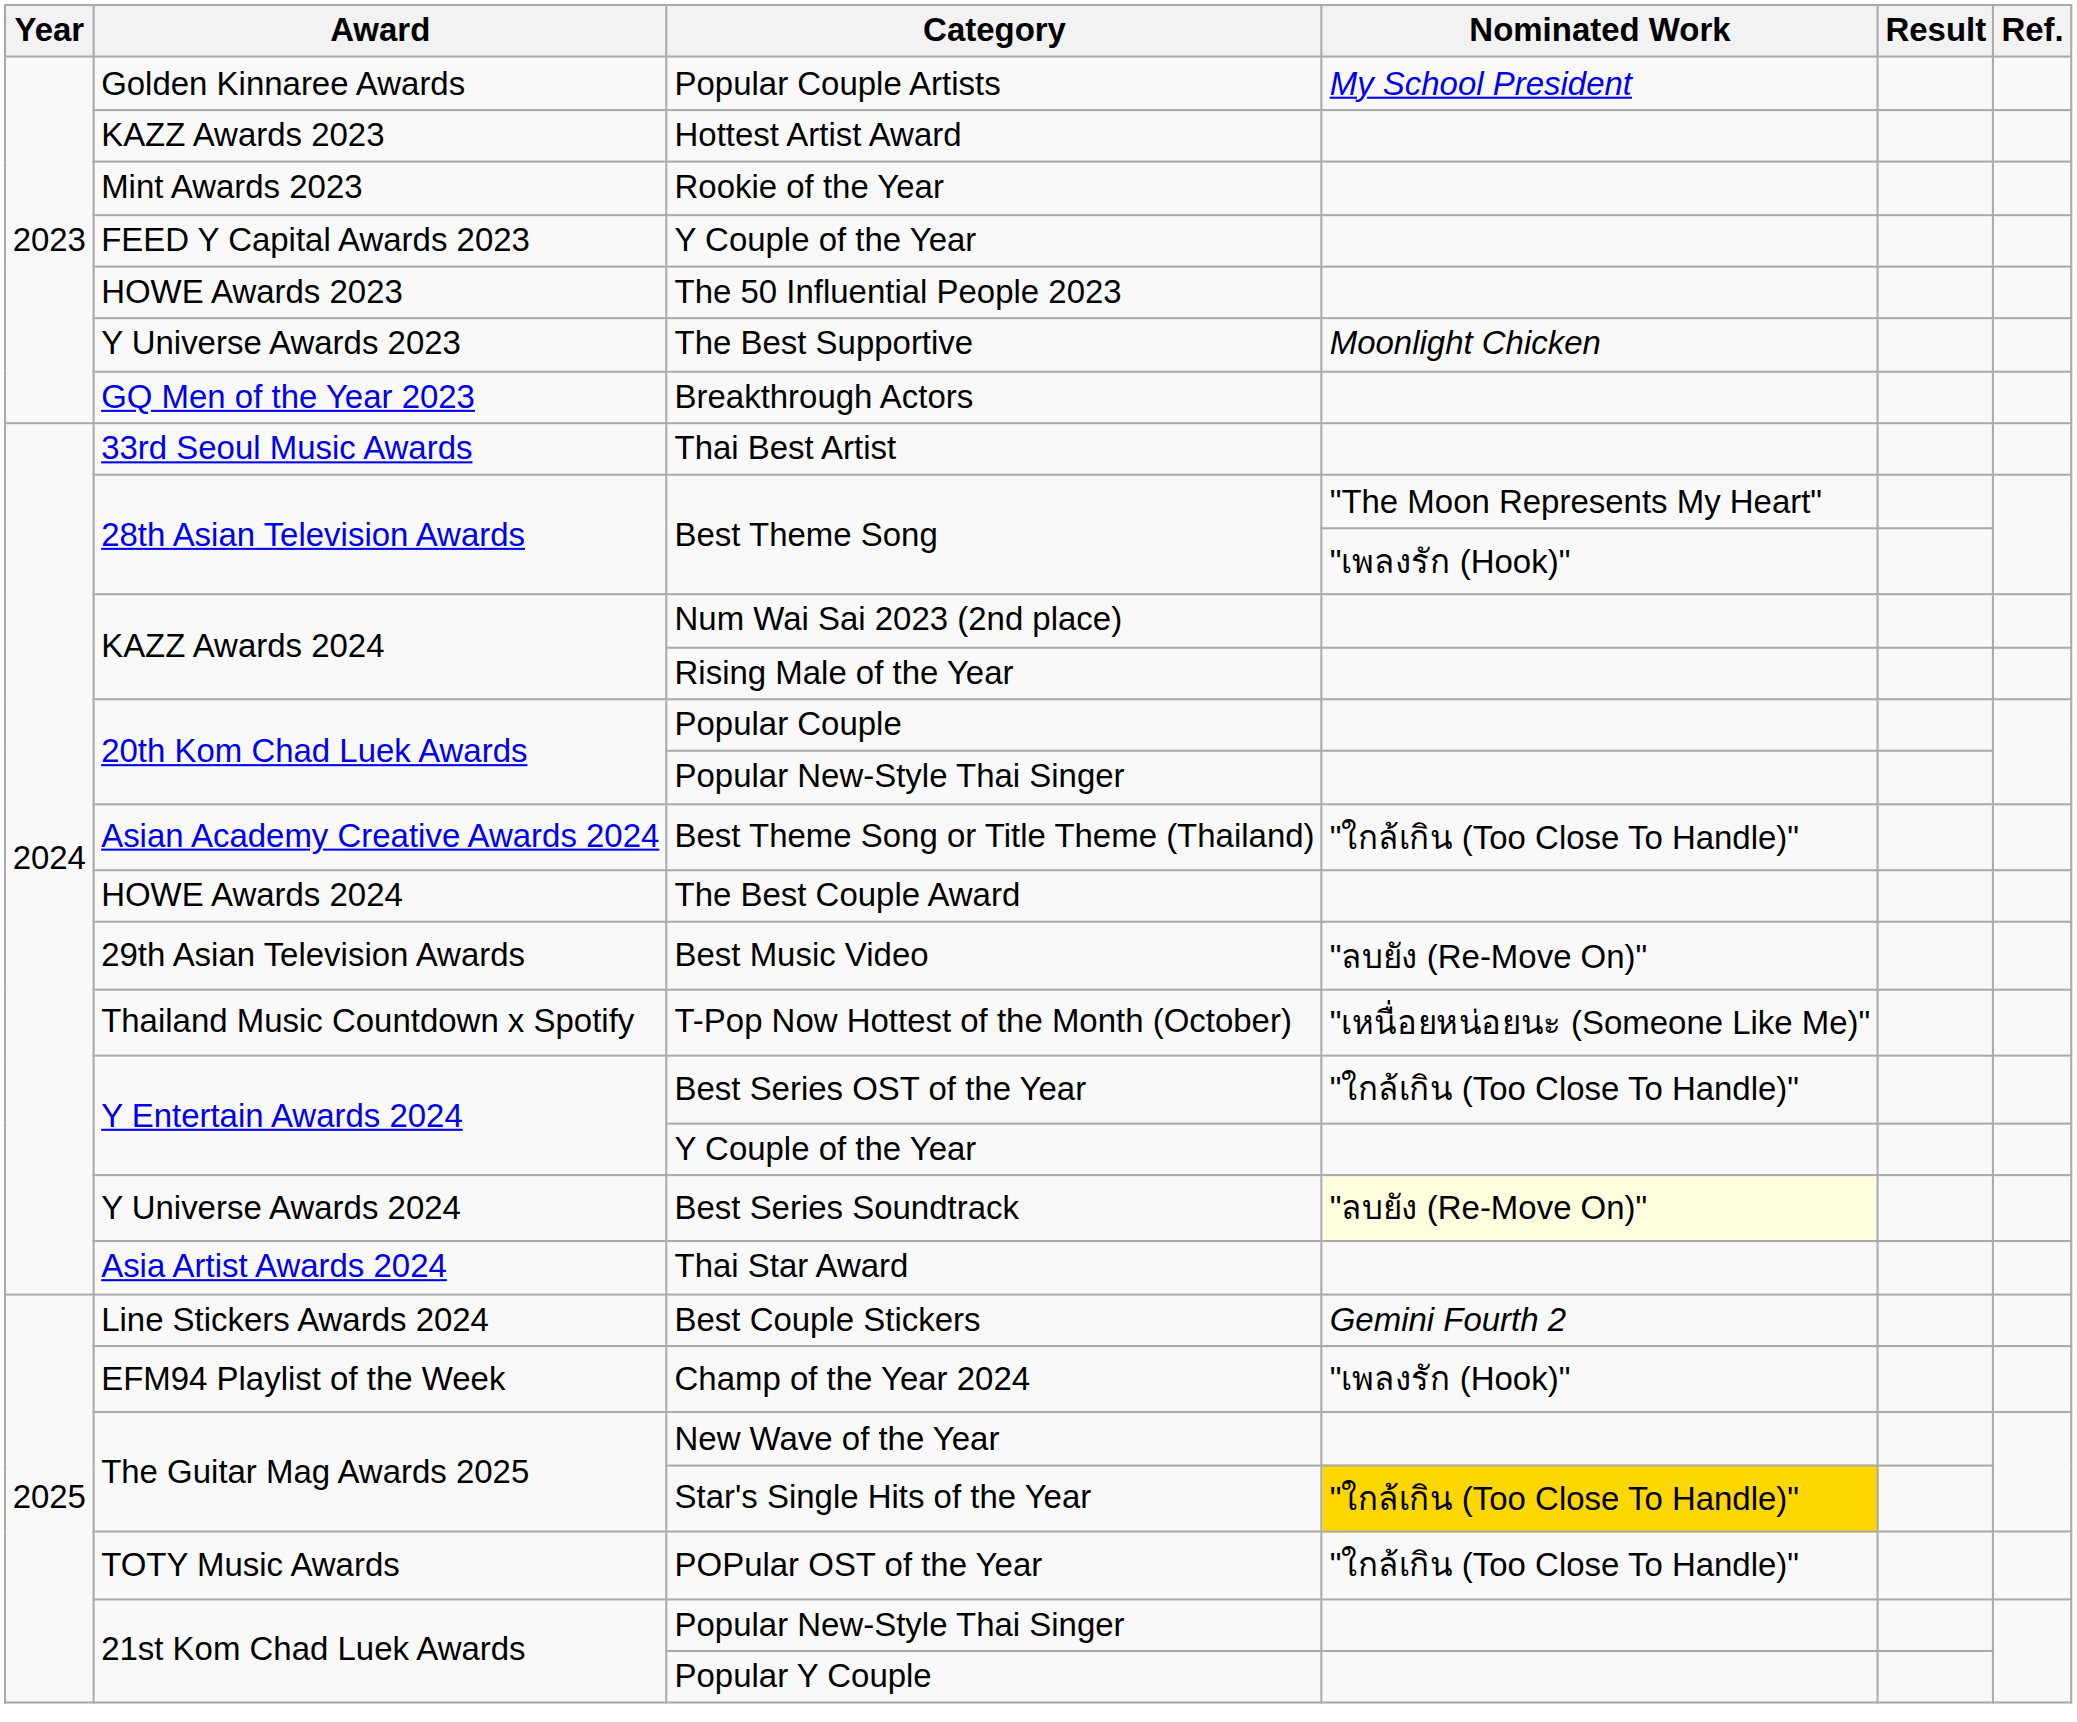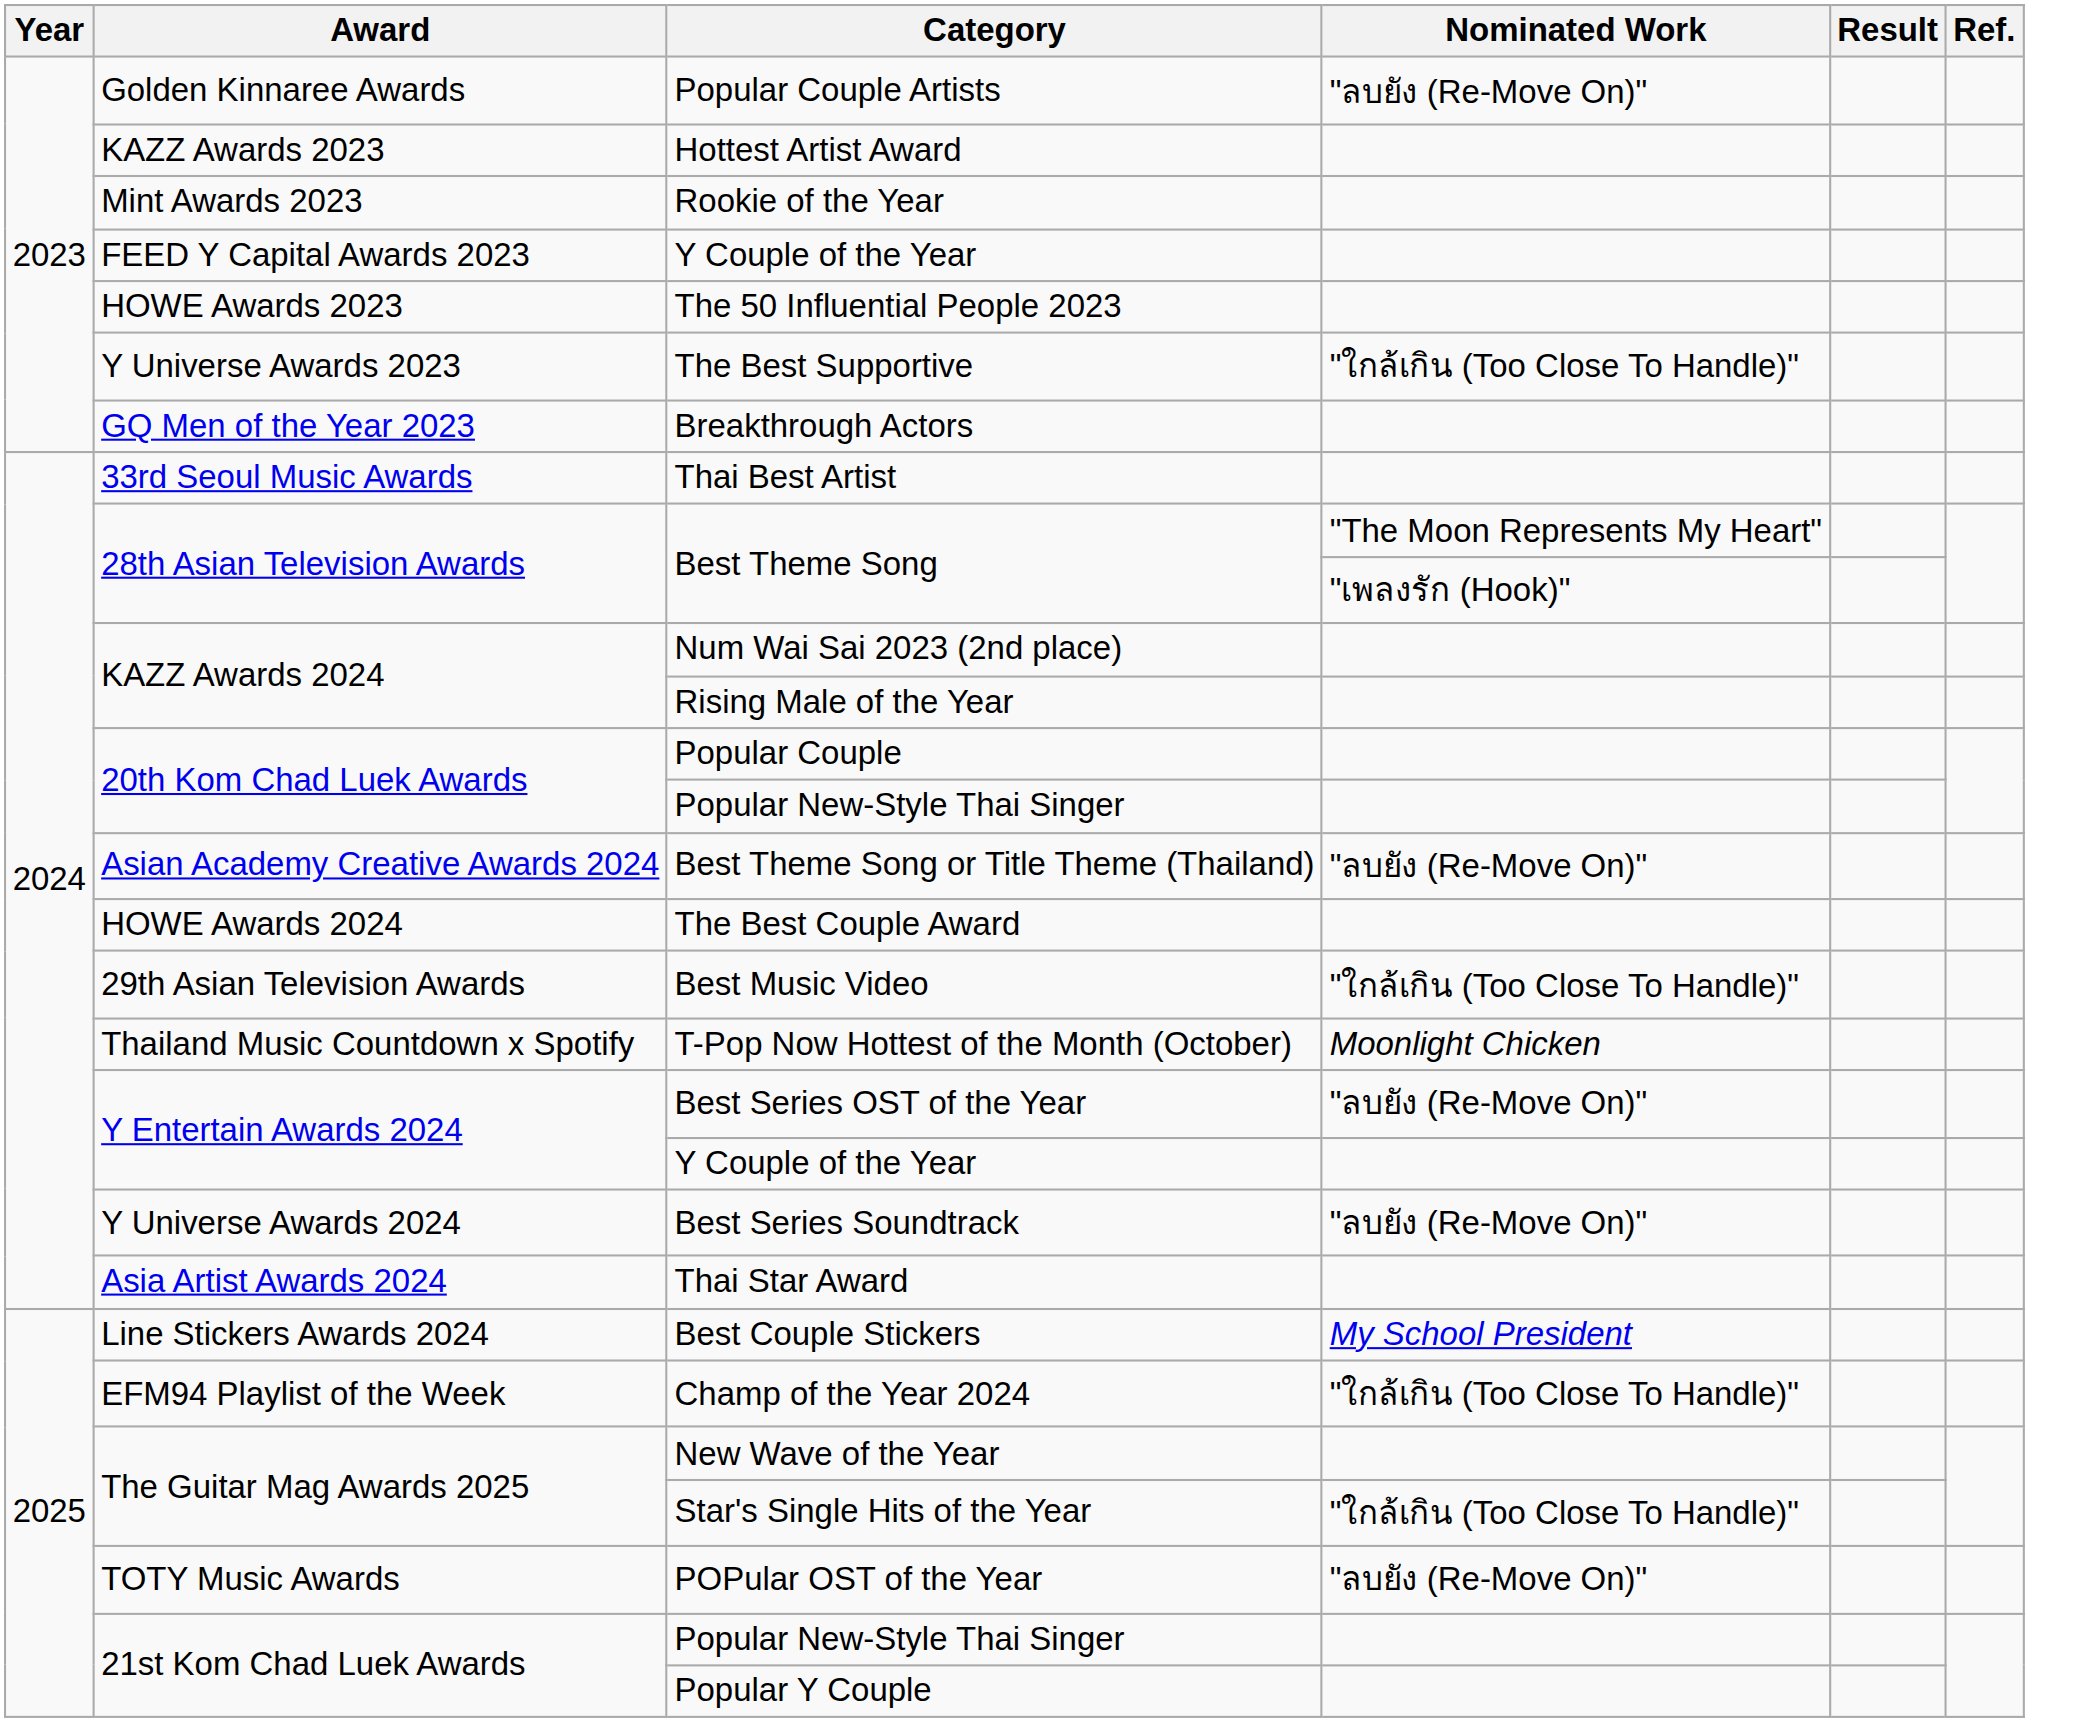(1481, 82) My School President -> (1488, 91) "ลบยัง (Re-Move On)"
(1465, 344) Moonlight Chicken -> (1564, 366) "ใกล้เกิน (Too Close To Handle)"
(1564, 837) "ใกล้เกิน (Too Close To Handle)" -> (1488, 866) "ลบยัง (Re-Move On)"
(1488, 956) "ลบยัง (Re-Move On)" -> (1564, 985) "ใกล้เกิน (Too Close To Handle)"
(1600, 1023) "เหนื่อยหน่อยนะ (Someone Like Me)" -> (1465, 1043) Moonlight Chicken
(1564, 1089) "ใกล้เกิน (Too Close To Handle)" -> (1488, 1104) "ลบยัง (Re-Move On)"
(1488, 1208) lightyellow background -> (1488, 1223) no background
(1448, 1319) Gemini Fourth 2 -> (1481, 1333) My School President
(1450, 1379) "เพลงรัก (Hook)" -> (1564, 1394) "ใกล้เกิน (Too Close To Handle)"
(1564, 1498) gold background -> (1564, 1513) no background
(1564, 1565) "ใกล้เกิน (Too Close To Handle)" -> (1488, 1580) "ลบยัง (Re-Move On)"
